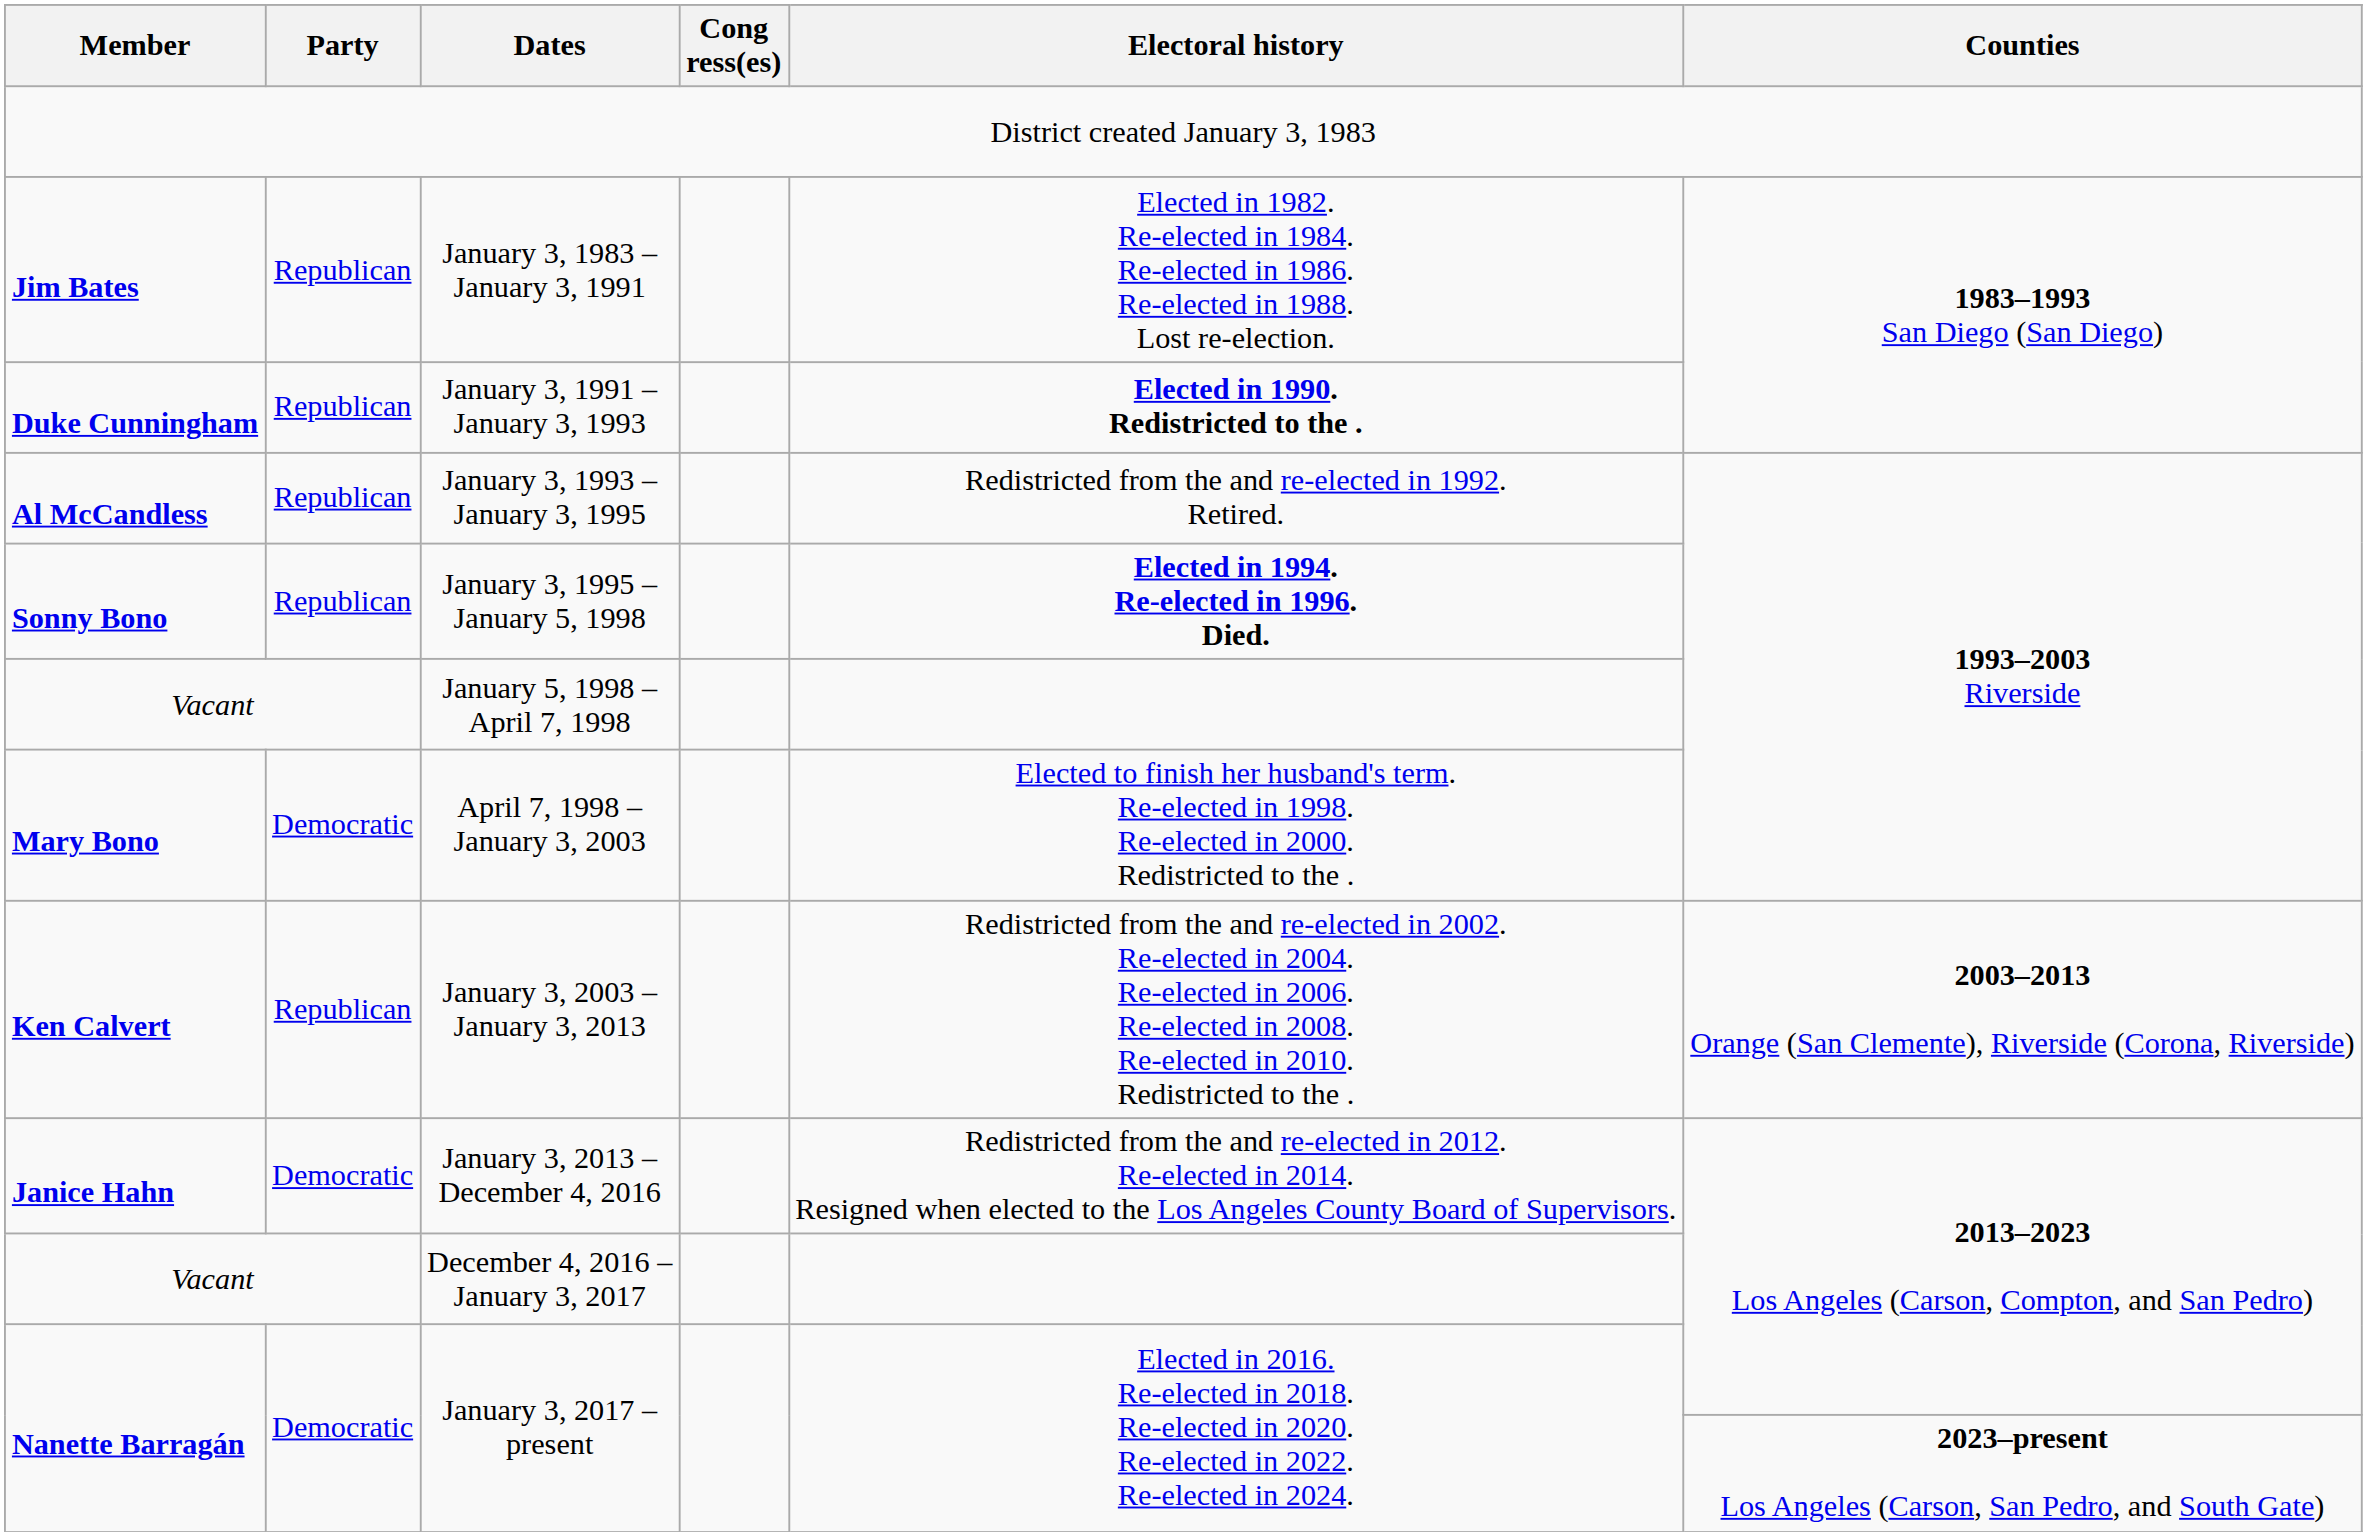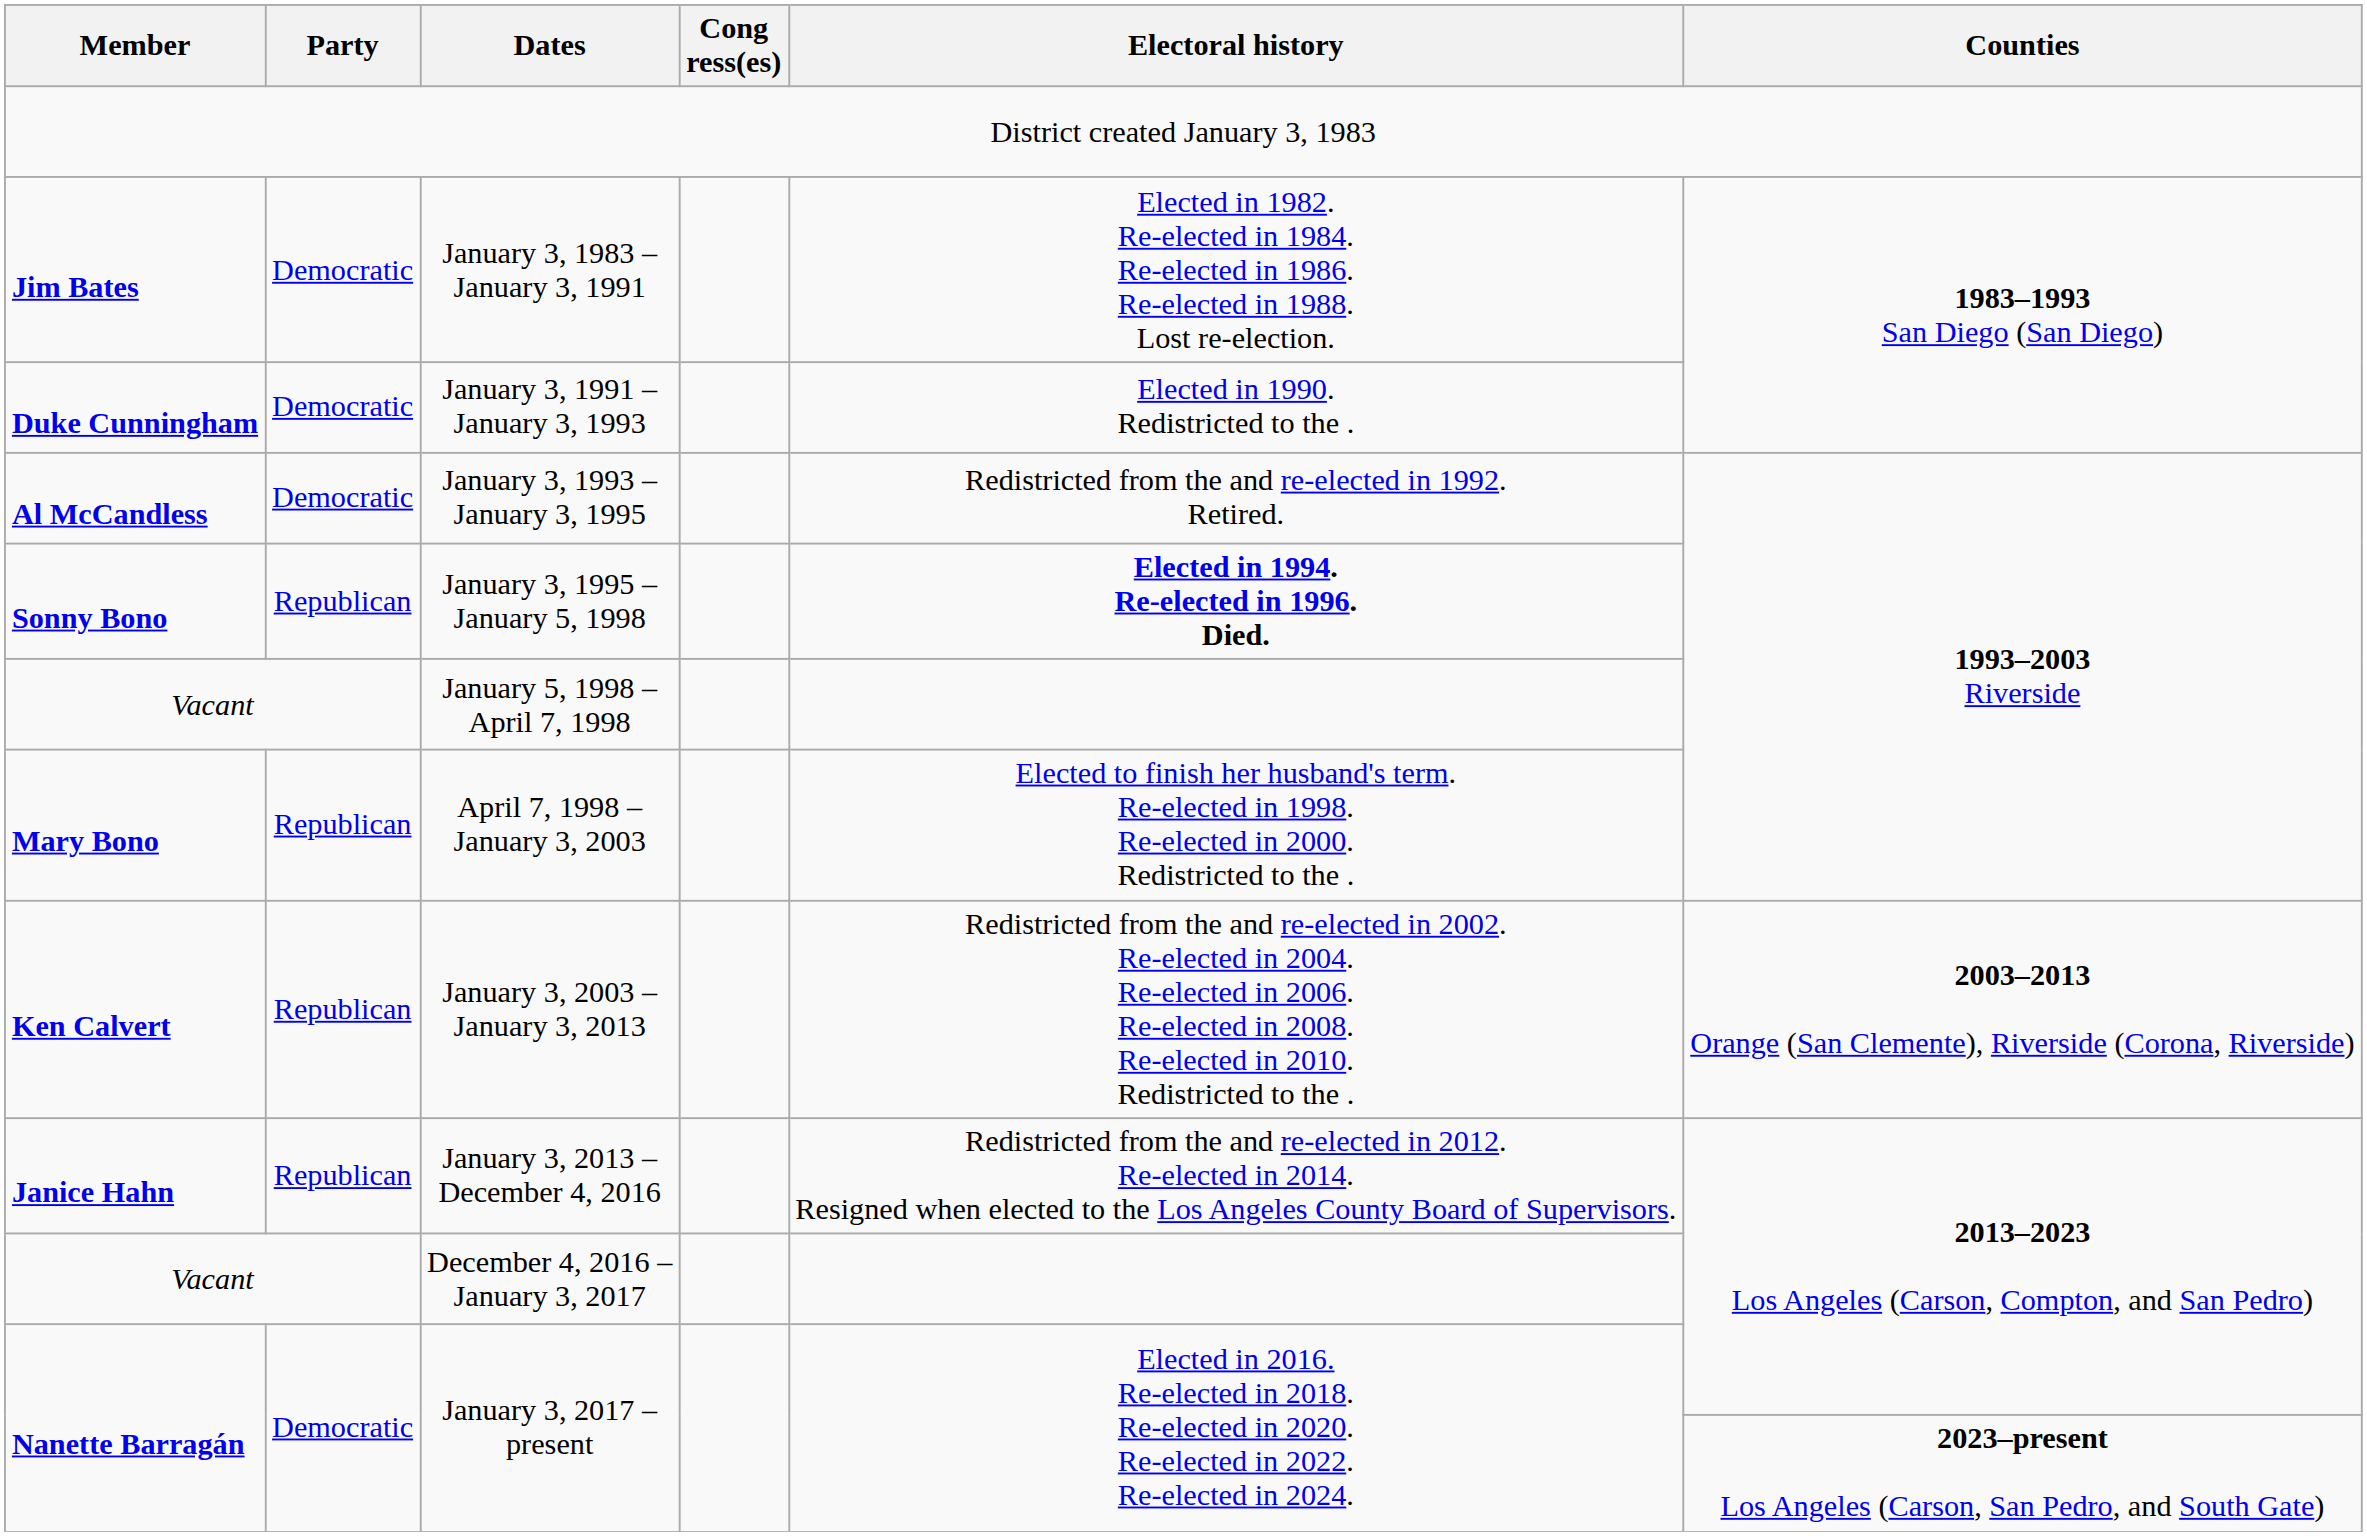(343, 269) Republican -> (343, 269) Democratic
(343, 406) Republican -> (343, 406) Democratic
(1236, 406) bold -> (1236, 406) normal
(343, 497) Republican -> (343, 497) Democratic
(343, 824) Democratic -> (343, 824) Republican
(343, 1175) Democratic -> (343, 1175) Republican
